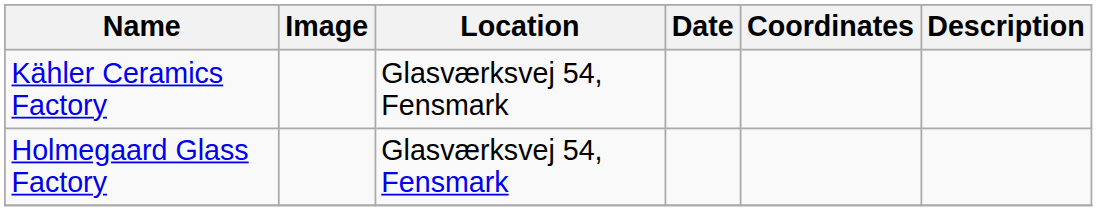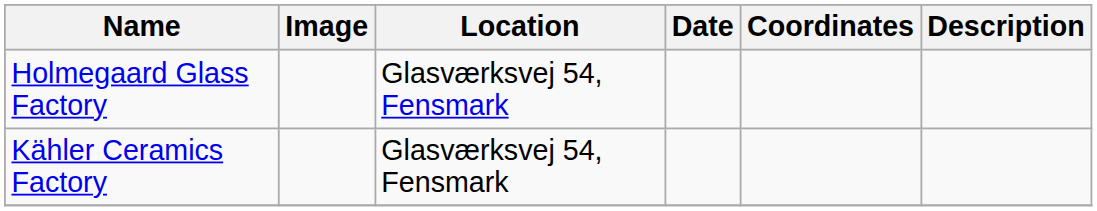rows swapped: (130, 166) <-> (117, 88)
